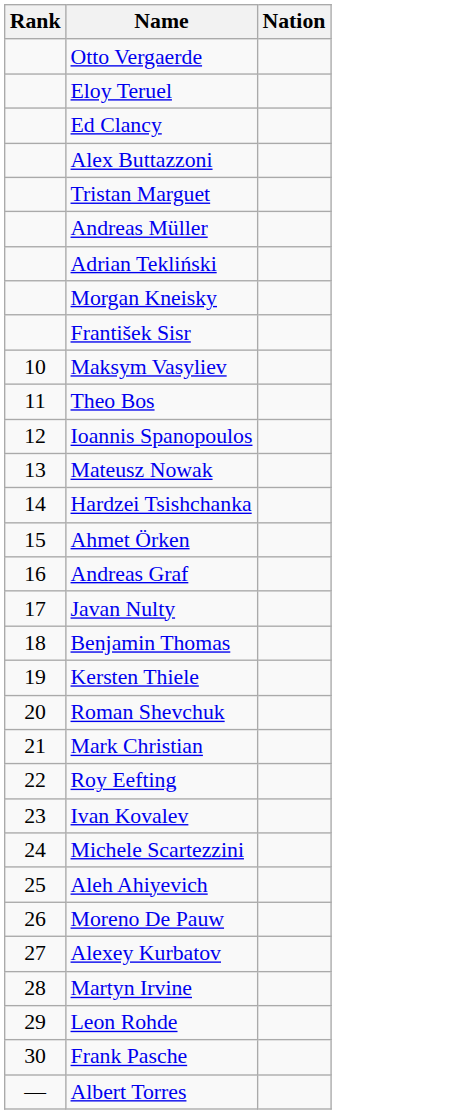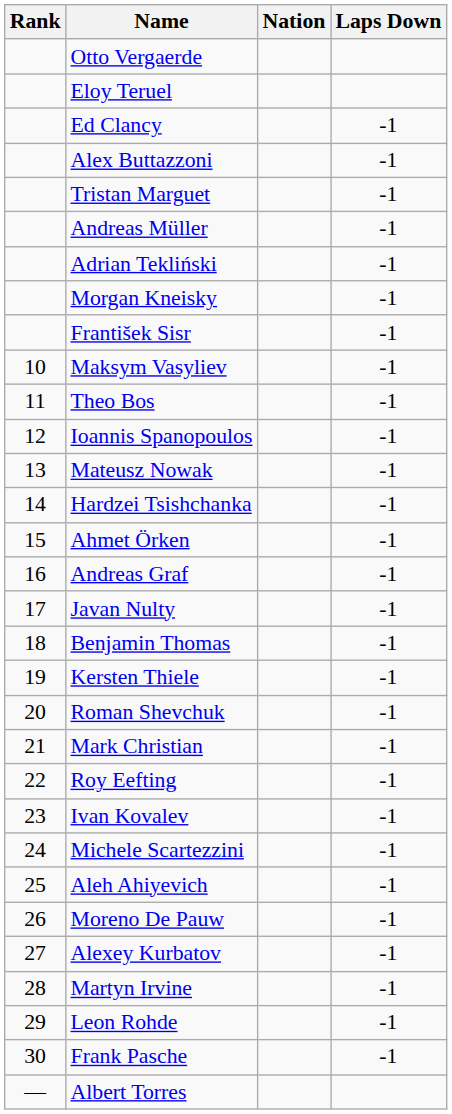+ column: (388, 21)
